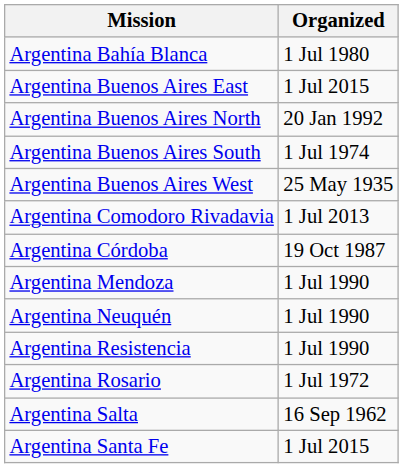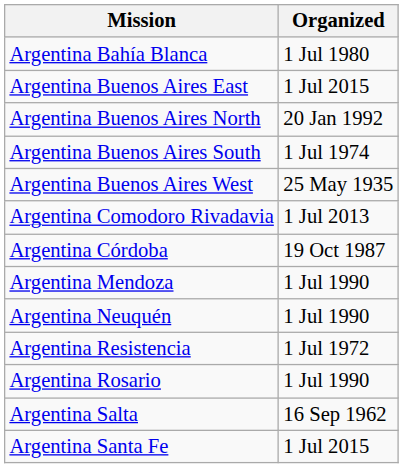(326, 348) 1 Jul 1990 -> (326, 348) 1 Jul 1972
(326, 380) 1 Jul 1972 -> (326, 380) 1 Jul 1990
